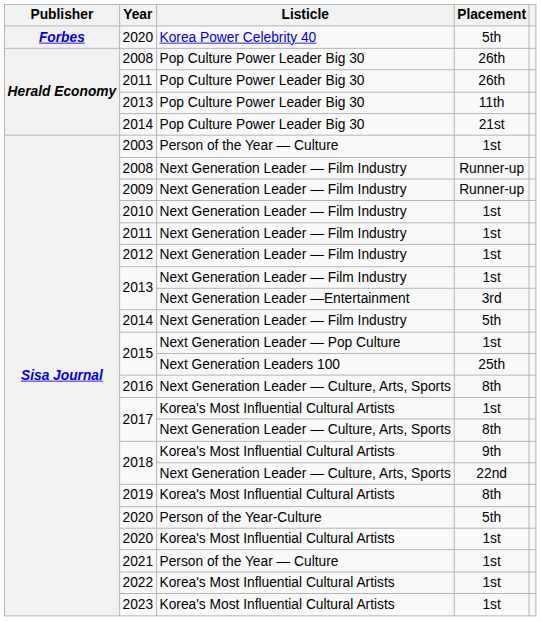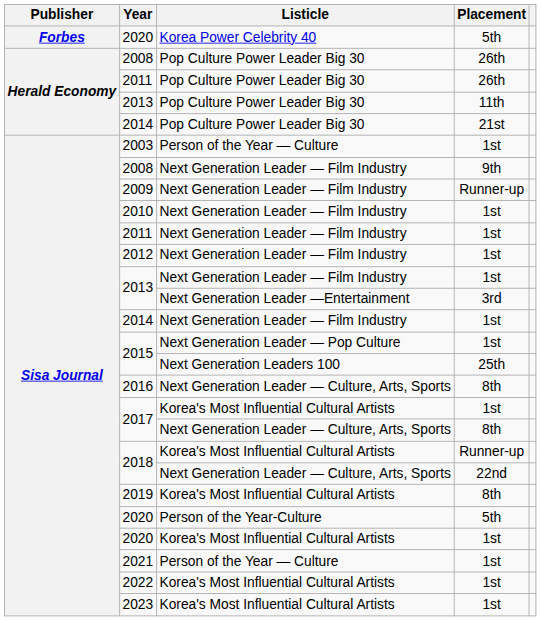(492, 168) Runner-up -> (492, 168) 9th
(492, 320) 5th -> (492, 320) 1st
(492, 451) 9th -> (492, 451) Runner-up
